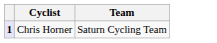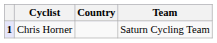+ column: (96, 12)
